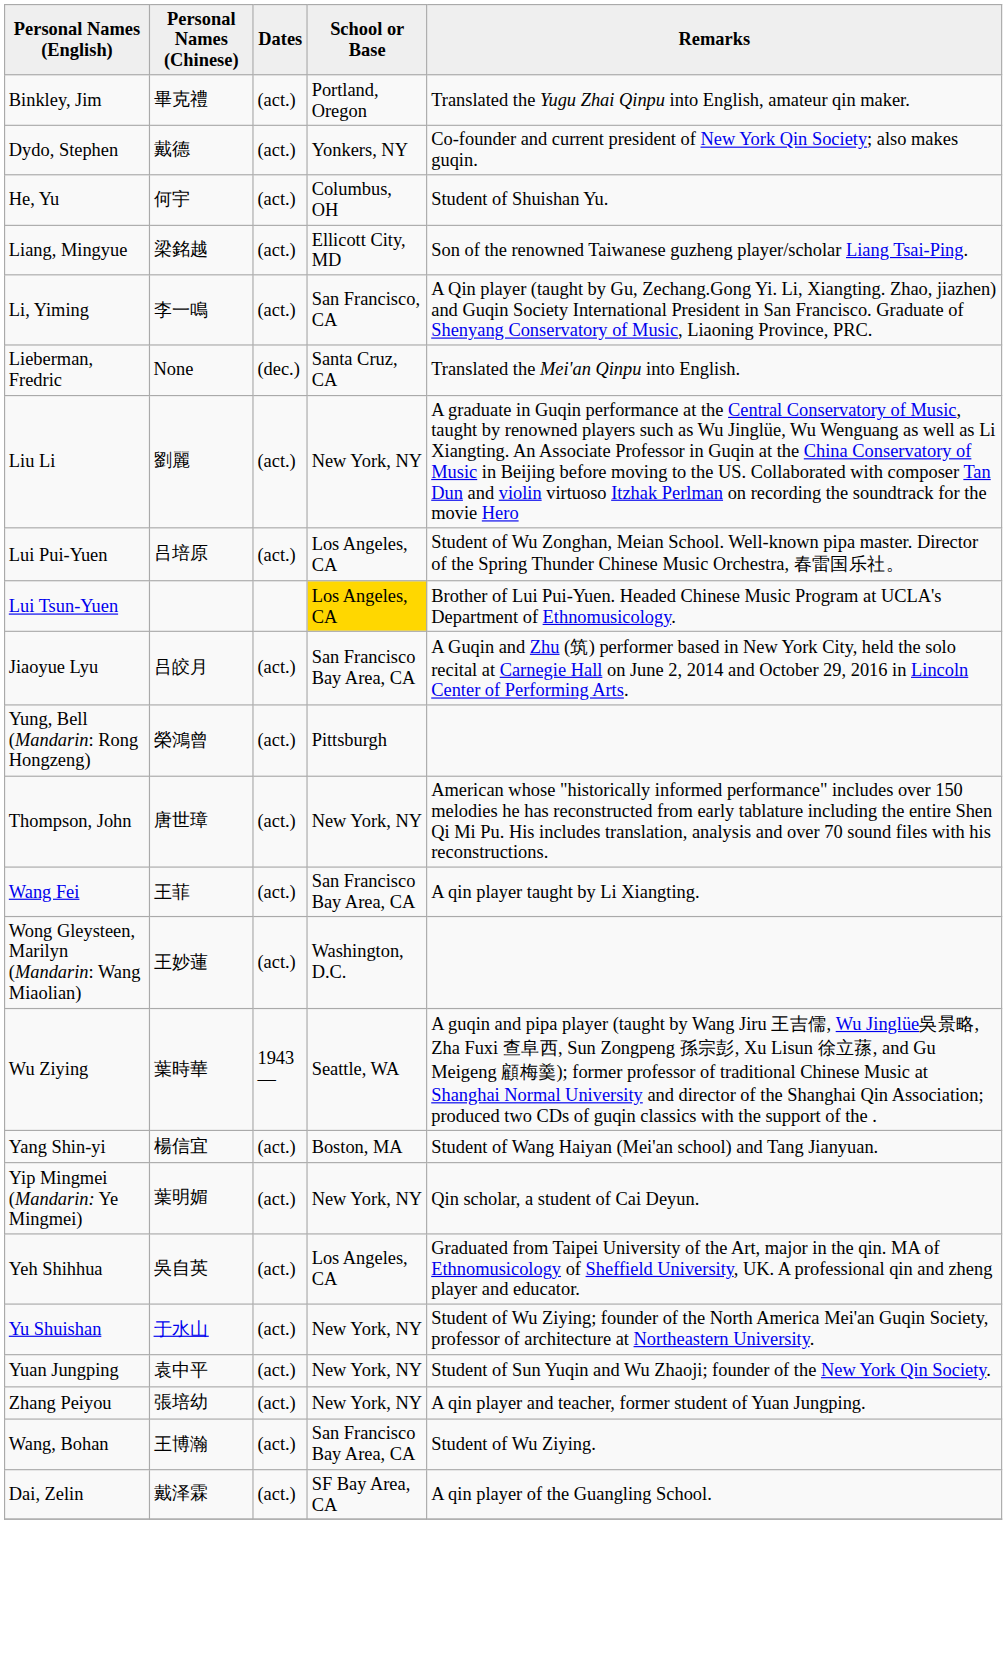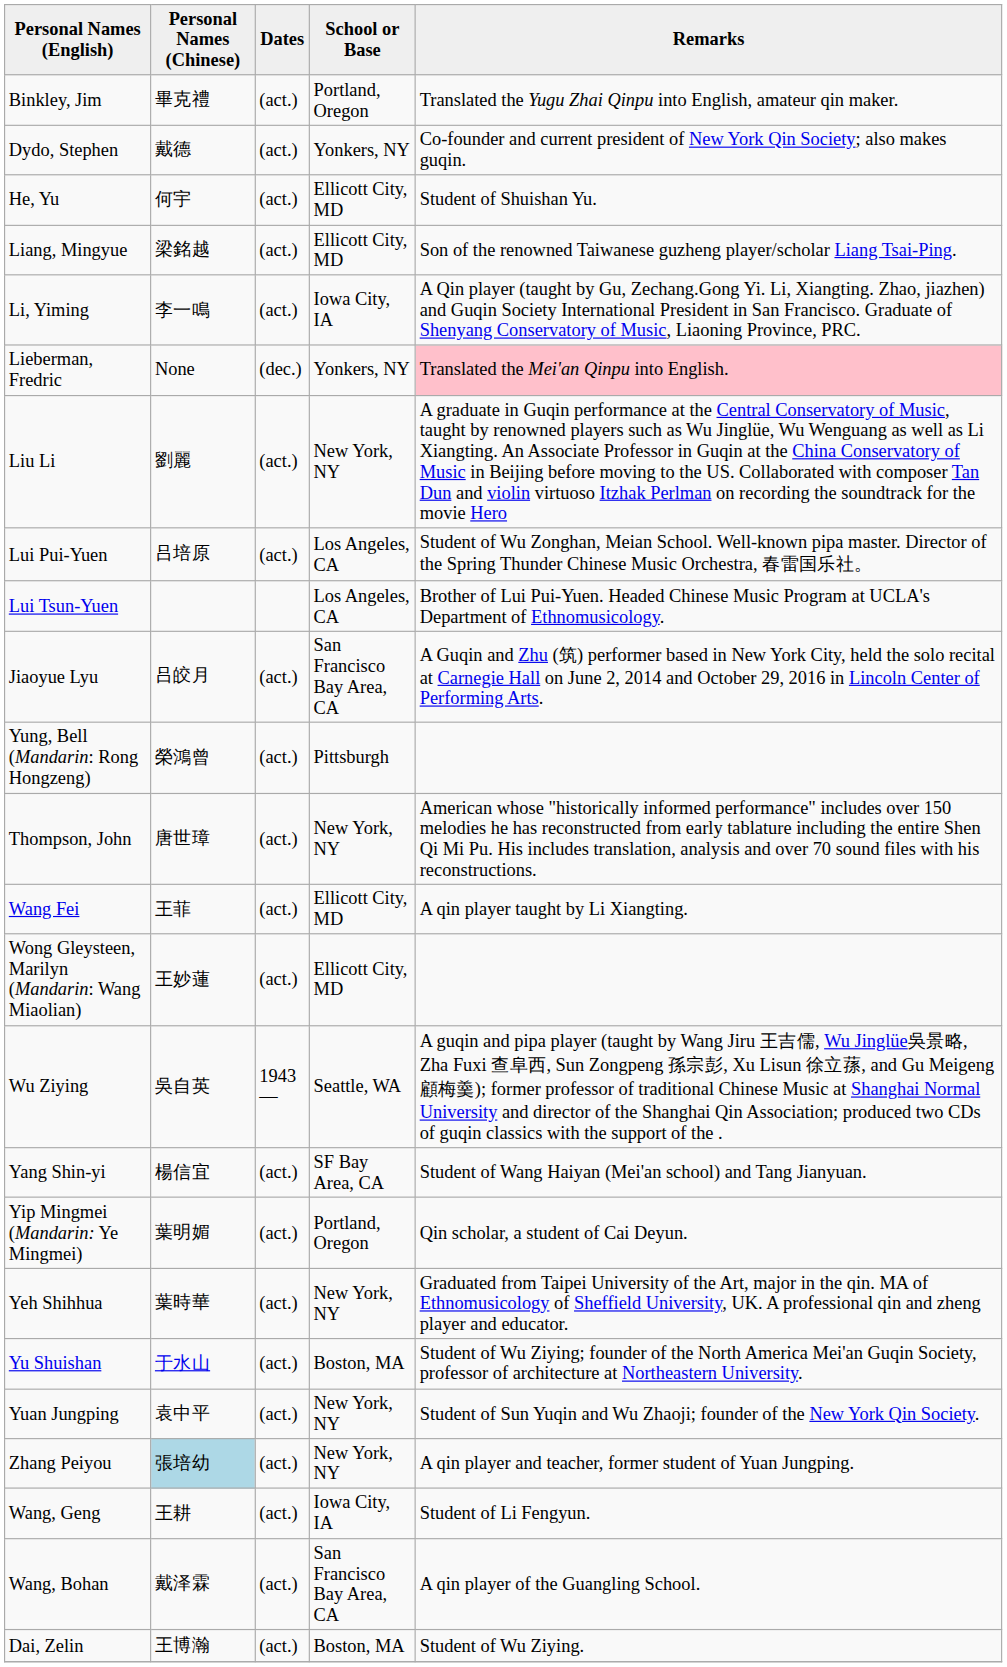(352, 199) Columbus, OH -> (361, 199) Ellicott City, MD
(366, 309) San Francisco, CA -> (352, 309) Iowa City, IA
(355, 370) Santa Cruz, CA -> (362, 370) Yonkers, NY
(586, 370) no background -> (574, 370) pink background
(360, 606) gold background -> (362, 606) no background
(364, 891) San Francisco Bay Area, CA -> (361, 909) Ellicott City, MD
(358, 962) Washington, D.C. -> (361, 979) Ellicott City, MD
(181, 1068) 葉時華 -> (183, 1085) 吳自英
(357, 1146) Boston, MA -> (349, 1172) SF Bay Area, CA
(367, 1198) New York, NY -> (347, 1232) Portland, Oregon
(181, 1268) 吳自英 -> (183, 1302) 葉時華
(360, 1268) Los Angeles, CA -> (353, 1303) New York, NY
(367, 1329) New York, NY -> (359, 1363) Boston, MA
(181, 1402) no background -> (183, 1462) lightblue background
+ row: (55, 1513)
(181, 1443) 王博瀚 -> (183, 1583) 戴泽霖
(513, 1444) Student of Wu Ziying. -> (560, 1583) A qin player of the Guangling School.
(181, 1493) 戴泽霖 -> (183, 1645) 王博瀚
(361, 1494) SF Bay Area, CA -> (359, 1645) Boston, MA
(572, 1494) A qin player of the Guangling School. -> (502, 1645) Student of Wu Ziying.
